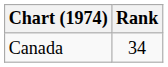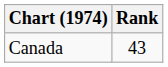(137, 47) 34 -> (137, 47) 43
